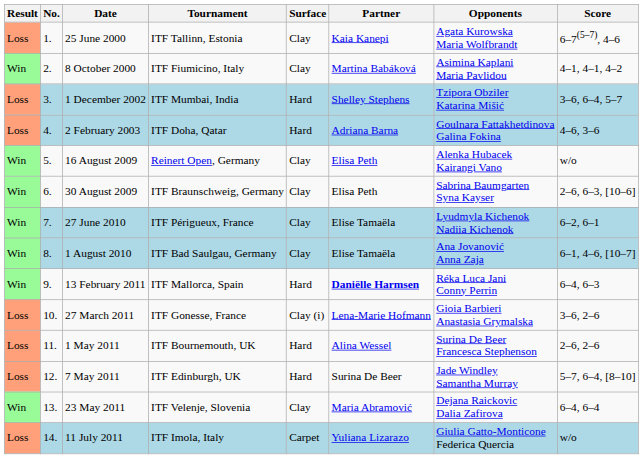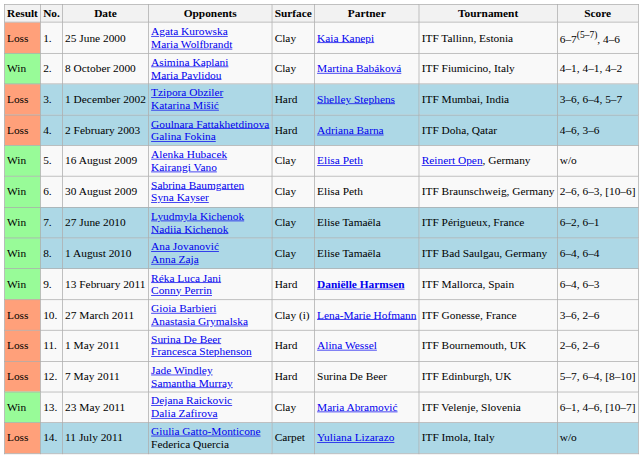columns swapped: (217, 13) <-> (495, 13)
(598, 253) 6–1, 4–6, [10–7] -> (580, 253) 6–4, 6–4
(580, 407) 6–4, 6–4 -> (598, 407) 6–1, 4–6, [10–7]
